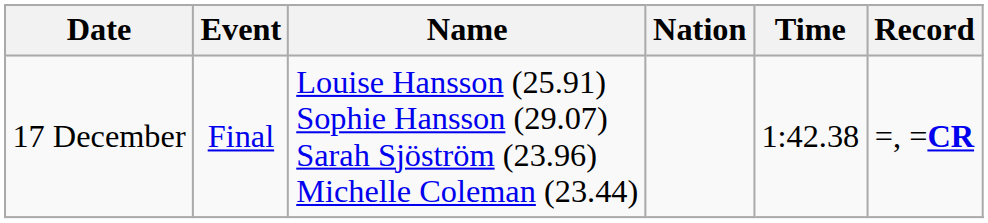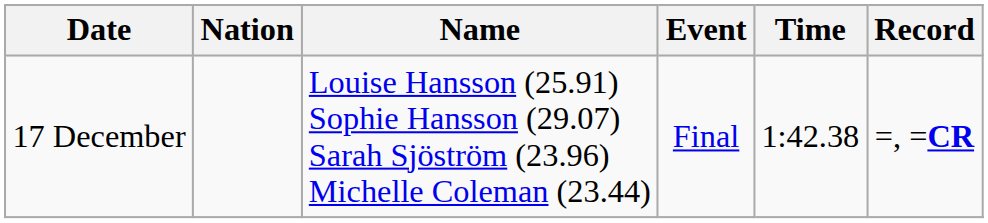columns swapped: (241, 30) <-> (700, 30)
